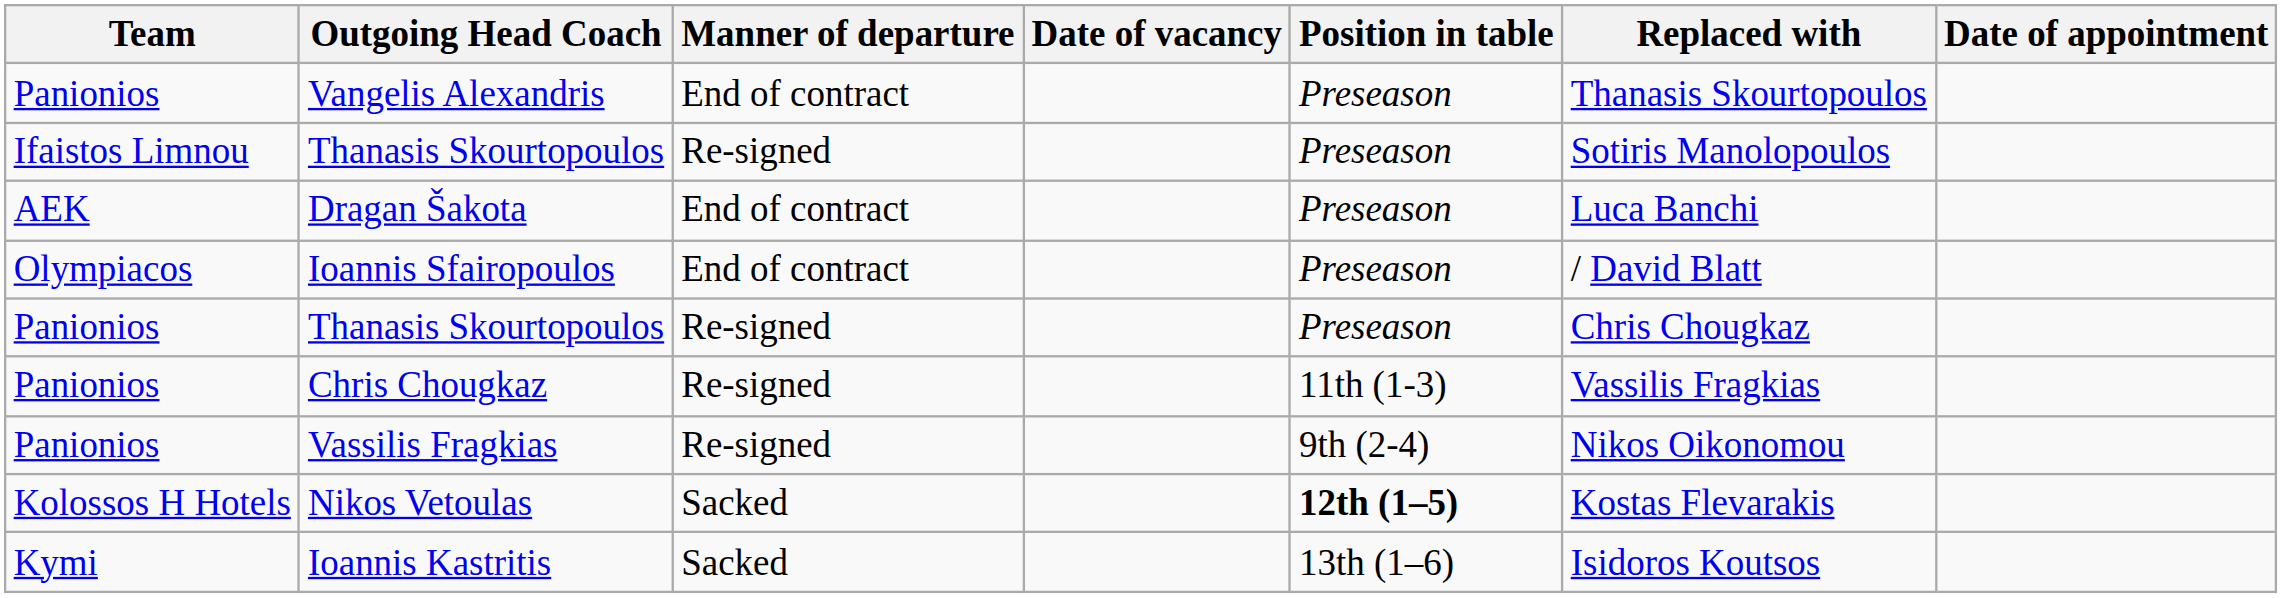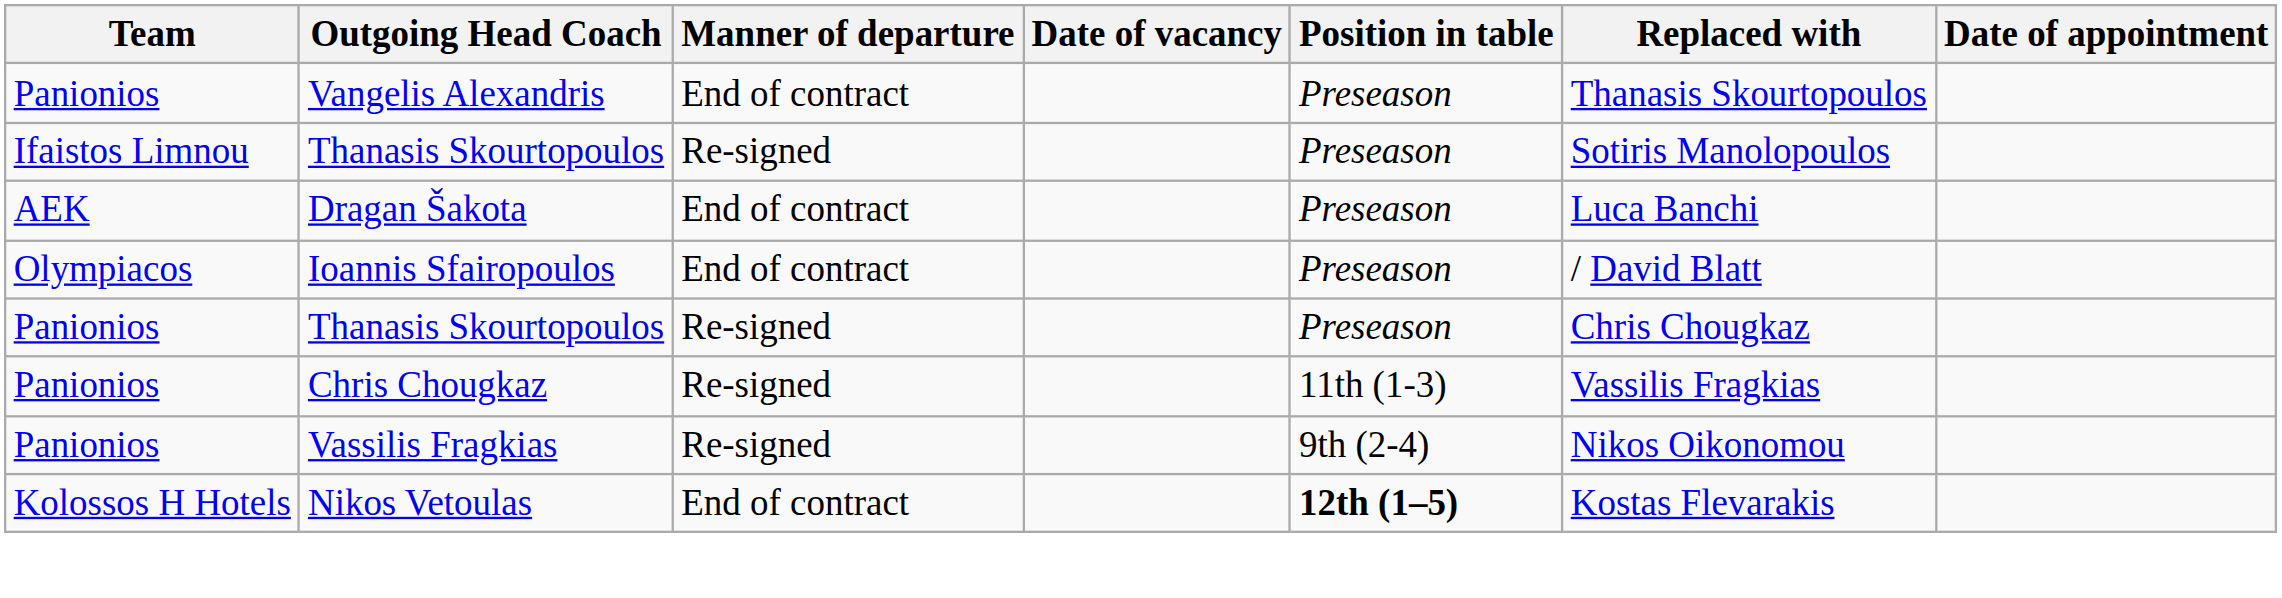(735, 502) Sacked -> (795, 502) End of contract
- row: (56, 561)
